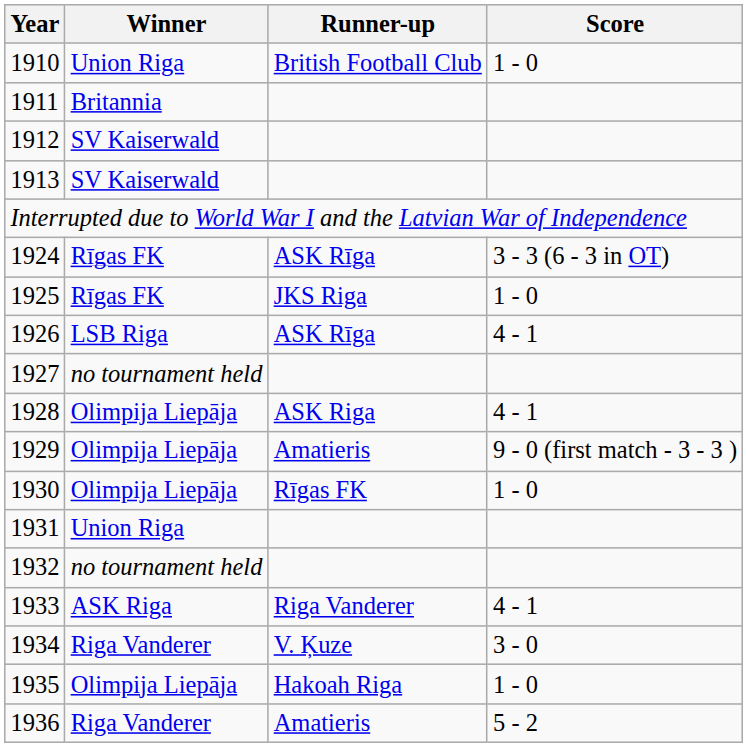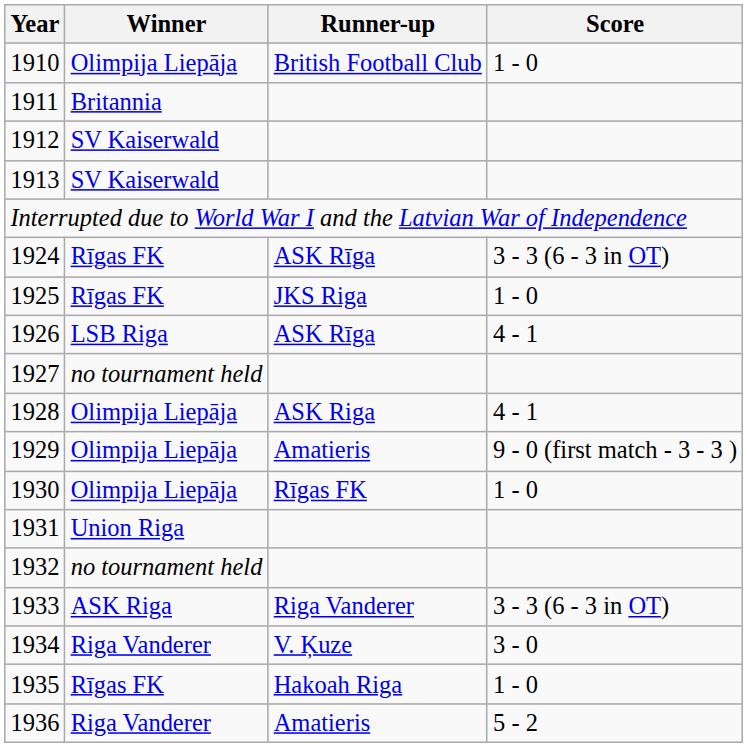(127, 62) Union Riga -> (154, 62) Olimpija Liepāja
(516, 606) 4 - 1 -> (581, 606) 3 - 3 (6 - 3 in OT)
(154, 683) Olimpija Liepāja -> (117, 683) Rīgas FK
